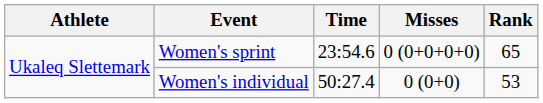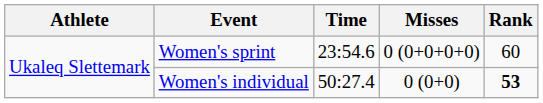(511, 51) 65 -> (511, 51) 60
(511, 82) normal -> (511, 82) bold
